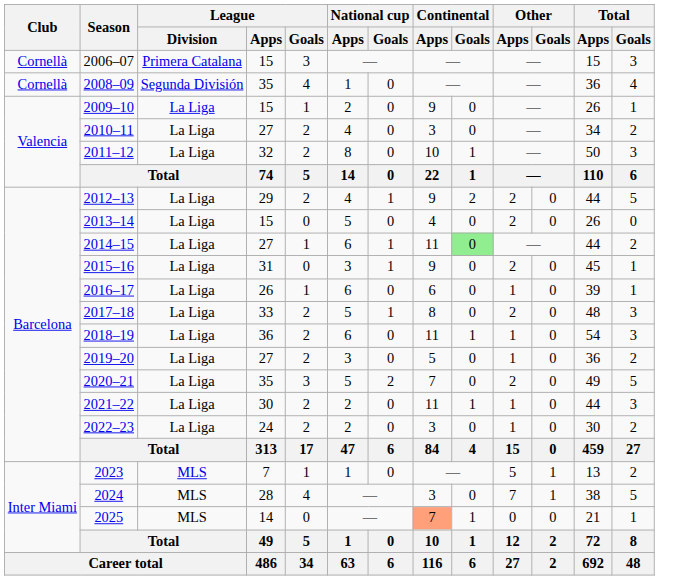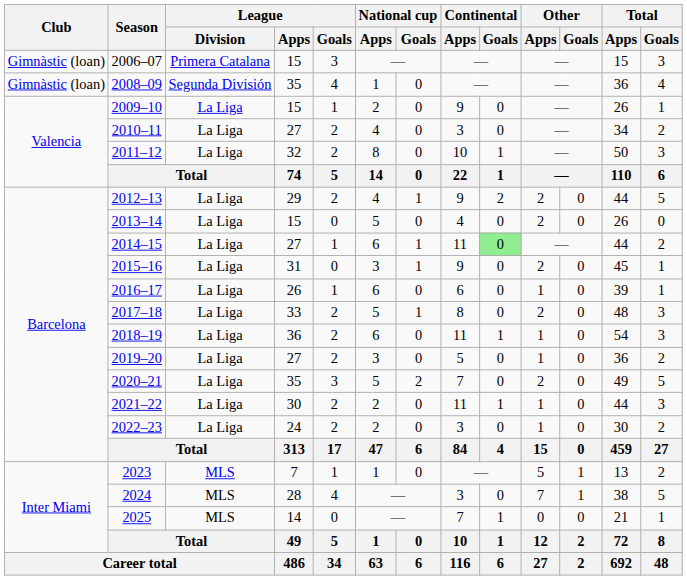(42, 61) Cornellà -> (56, 61) Gimnàstic (loan)
(42, 84) Cornellà -> (56, 84) Gimnàstic (loan)
(432, 518) lightsalmon background -> (460, 518) no background
